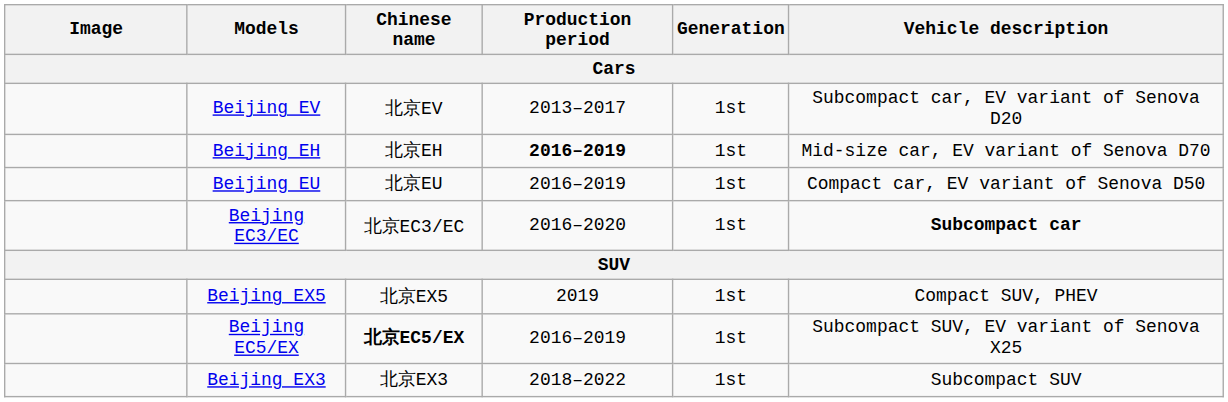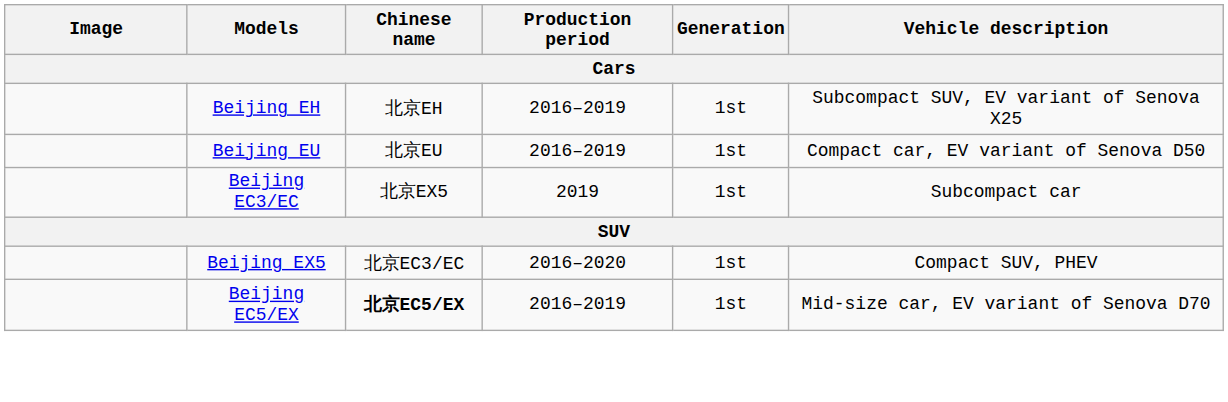- row: (266, 109)
(578, 150) bold -> (578, 109) normal
(1006, 150) Mid-size car, EV variant of Senova D70 -> (1006, 109) Subcompact SUV, EV variant of Senova X25
(414, 226) 北京EC3/EC -> (414, 193) 北京EX5
(578, 226) 2016–2020 -> (578, 192) 2019
(1006, 226) bold -> (1006, 192) normal
(414, 297) 北京EX5 -> (414, 264) 北京EC3/EC
(578, 296) 2019 -> (578, 263) 2016–2020
(1006, 338) Subcompact SUV, EV variant of Senova X25 -> (1006, 305) Mid-size car, EV variant of Senova D70
- row: (266, 380)
